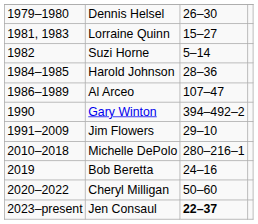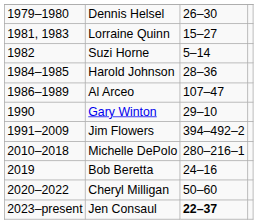(214, 111) 394–492–2 -> (200, 111) 29–10
(200, 131) 29–10 -> (214, 131) 394–492–2
